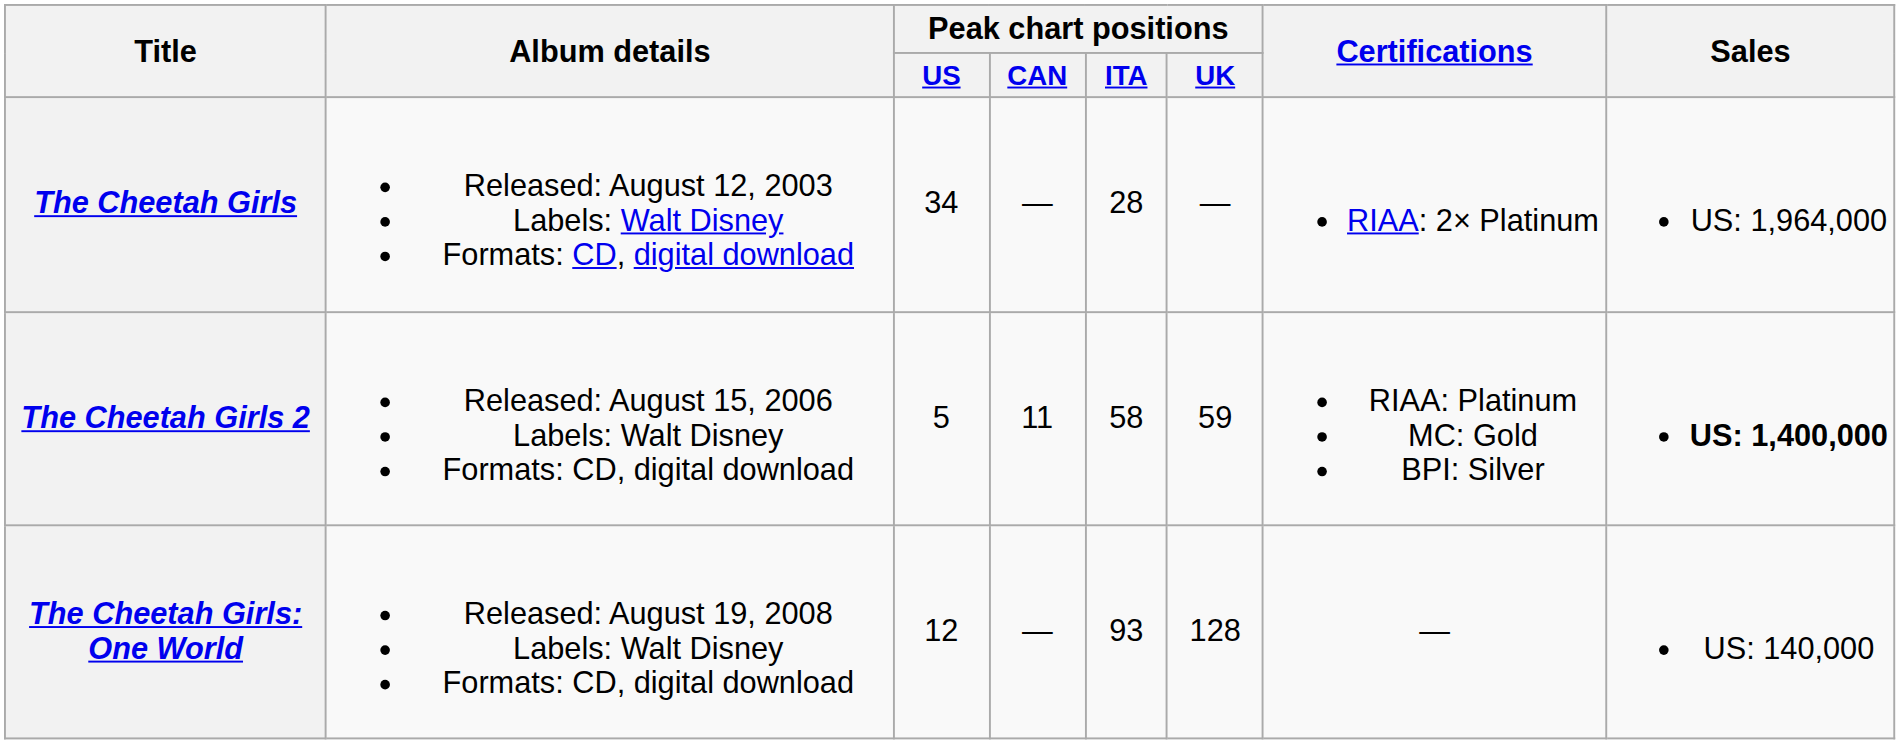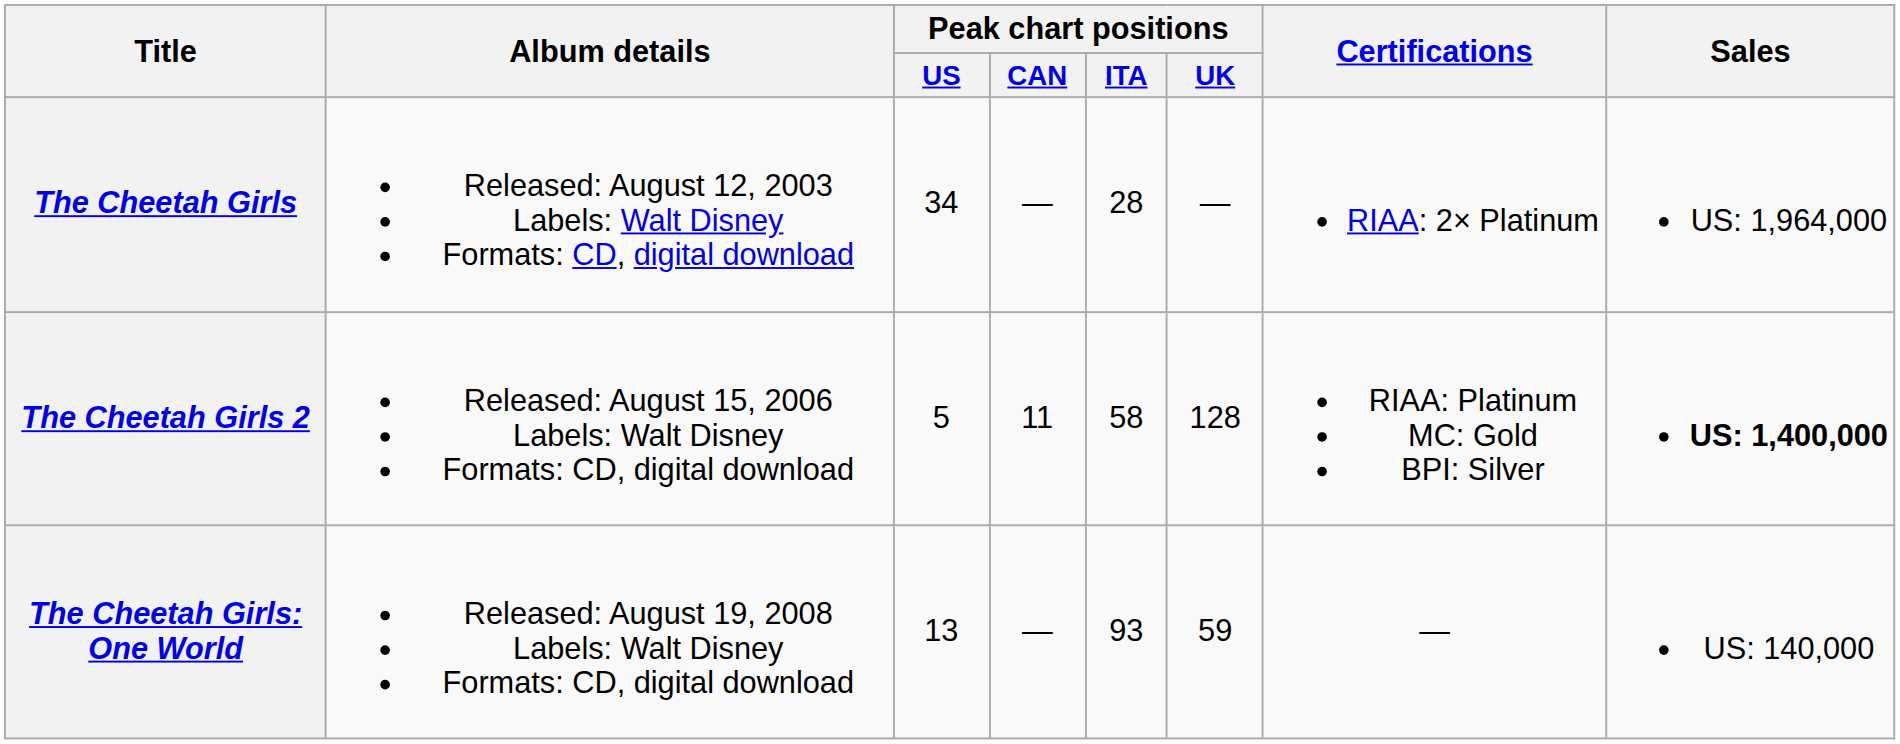(1215, 417) 59 -> (1215, 417) 128
(941, 631) 12 -> (941, 631) 13
(1215, 631) 128 -> (1215, 631) 59
